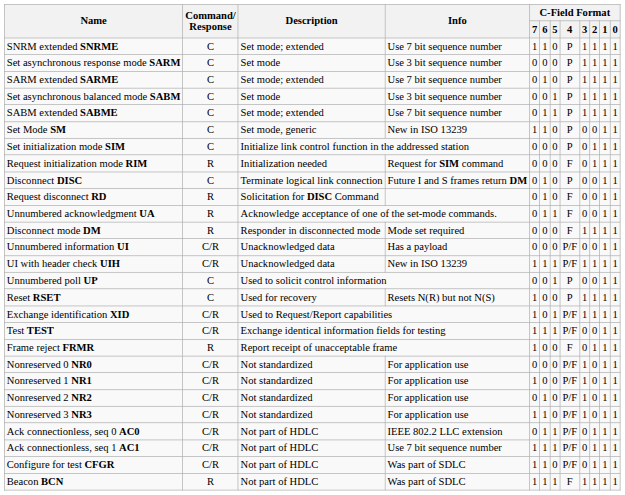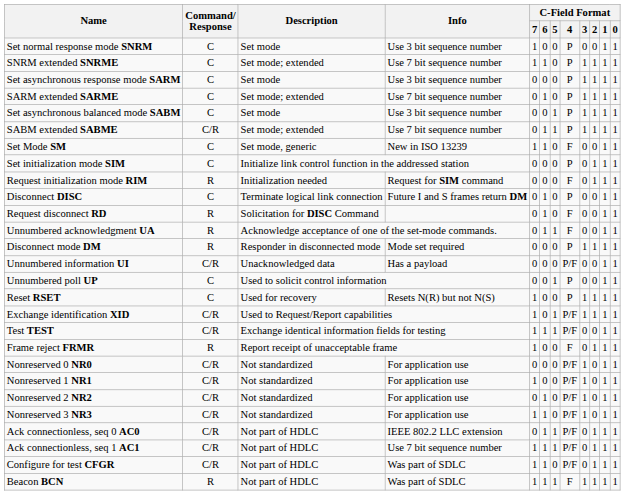+ row: (79, 46)
(210, 113) C -> (210, 130) C/R
(570, 130) P -> (570, 146) F
(570, 230) F -> (570, 247) P
- row: (63, 264)
